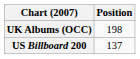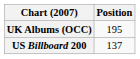(114, 29) 198 -> (114, 29) 195
